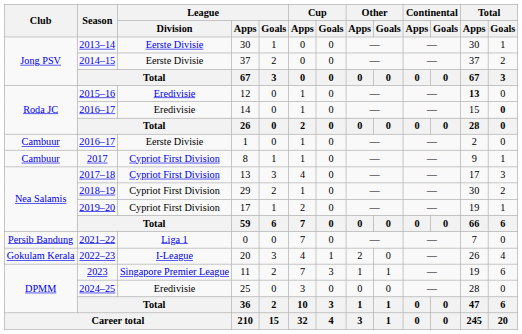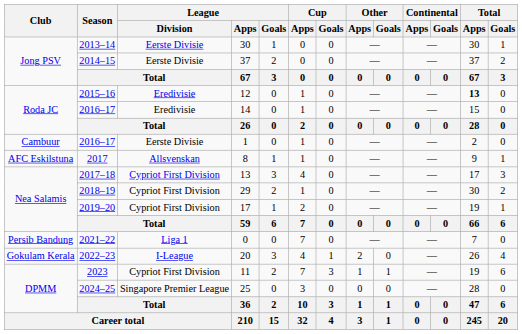(503, 110) bold -> (503, 110) normal
(41, 158) Cambuur -> (41, 158) AFC Eskilstuna
(175, 158) Cypriot First Division -> (175, 158) Allsvenskan
(175, 272) Singapore Premier League -> (175, 272) Cypriot First Division
(175, 288) Eredivisie -> (175, 288) Singapore Premier League
